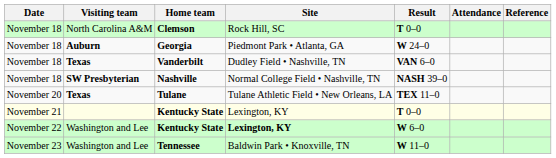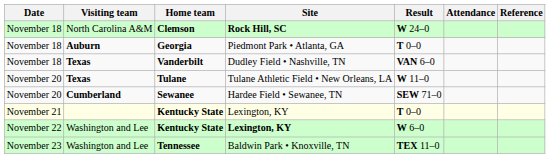(256, 29) normal -> (257, 29) bold
(409, 29) T 0–0 -> (413, 29) W 24–0
(413, 46) W 24–0 -> (409, 46) T 0–0
- row: (103, 79)
(418, 95) TEX 11–0 -> (413, 79) W 11–0
+ row: (93, 95)
(413, 145) W 11–0 -> (418, 145) TEX 11–0
